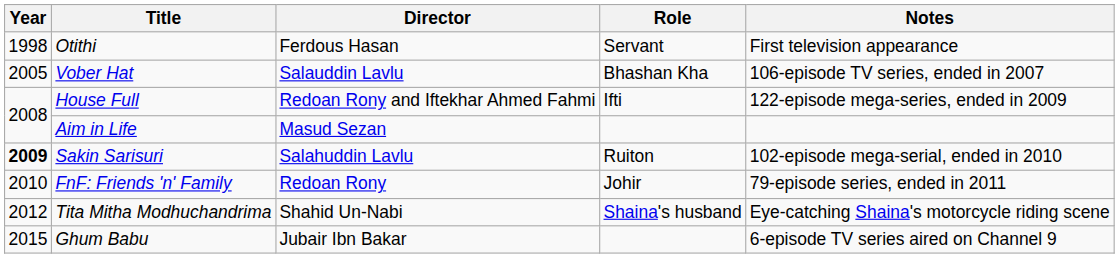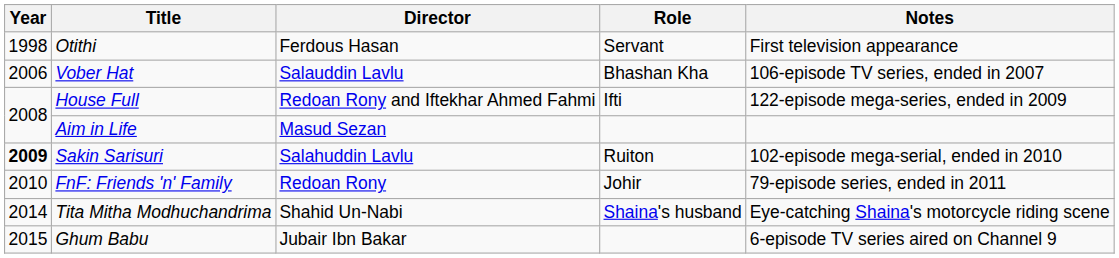(28, 73) 2005 -> (28, 73) 2006
(28, 211) 2012 -> (28, 211) 2014
